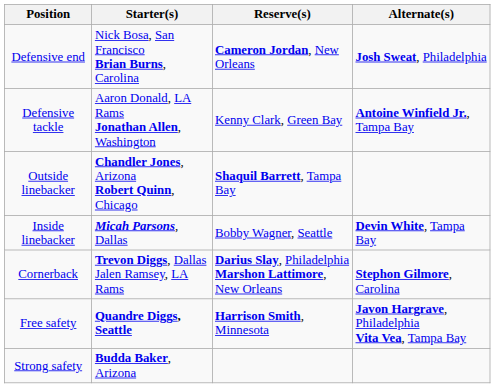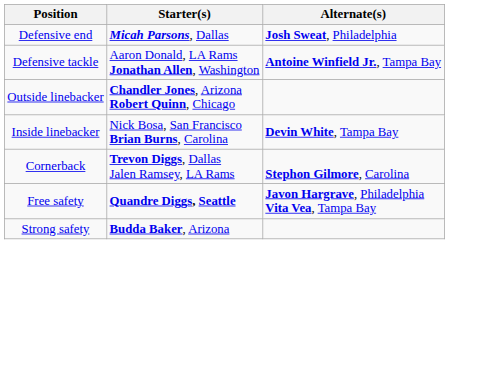- column: (282, 14)
(135, 56) Nick Bosa, San Francisco Brian Burns, Carolina -> (169, 34) Micah Parsons, Dallas
(137, 232) Micah Parsons, Dallas -> (176, 131) Nick Bosa, San Francisco Brian Burns, Carolina
